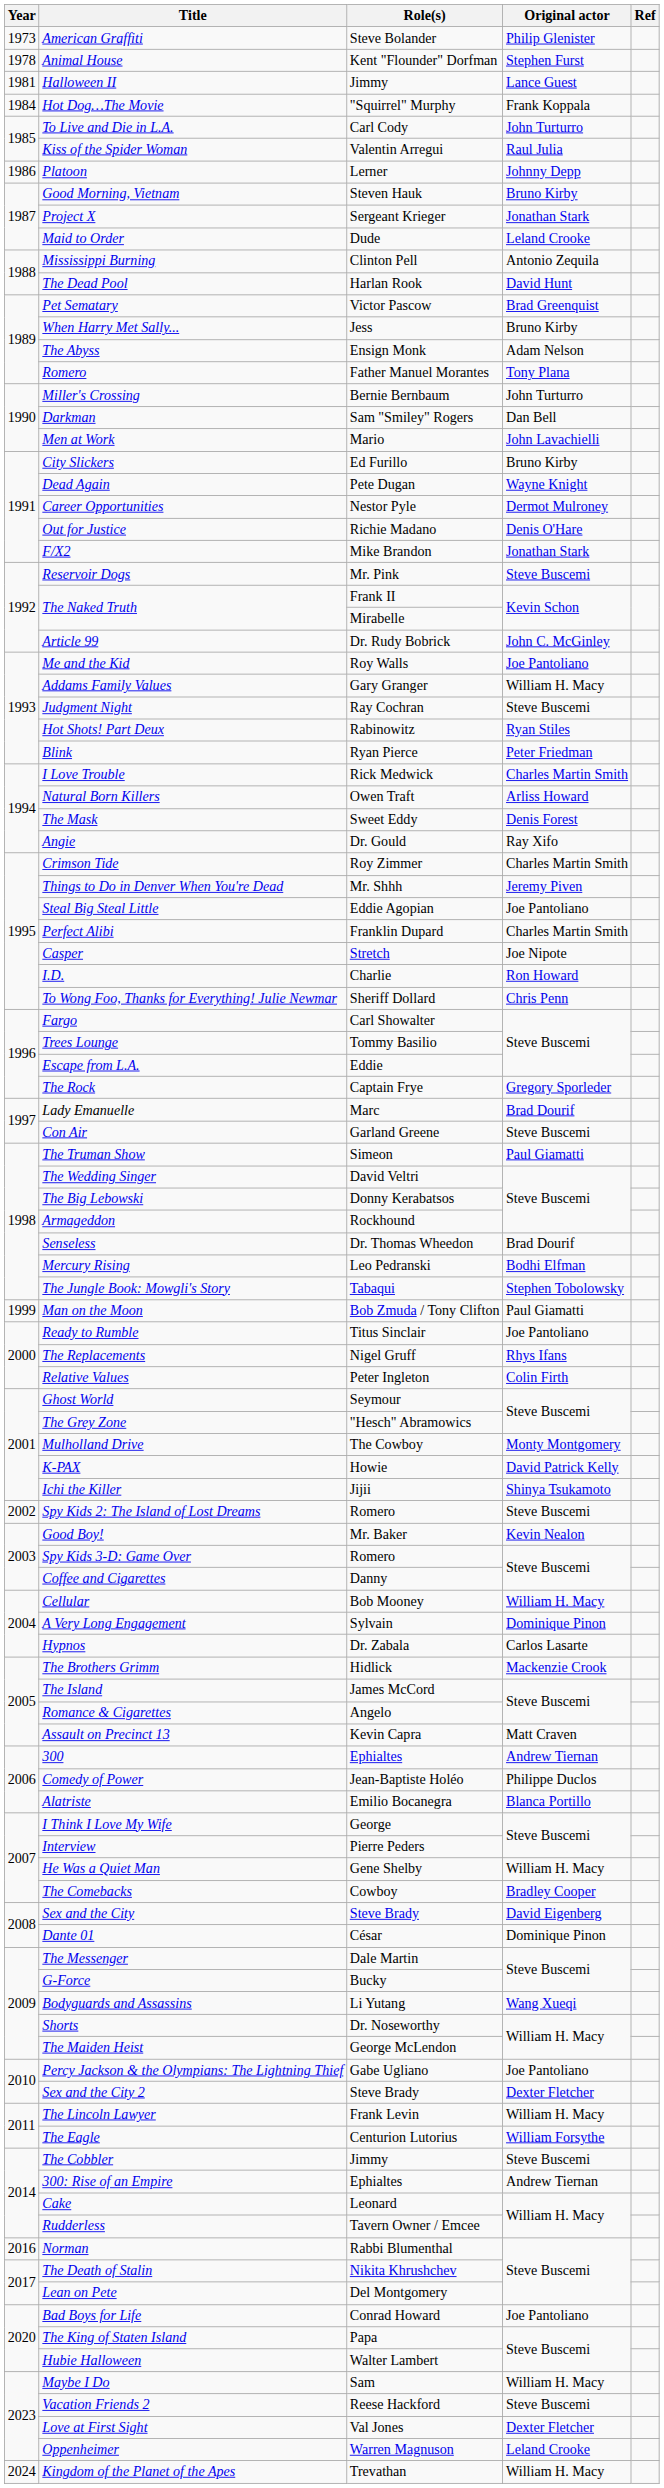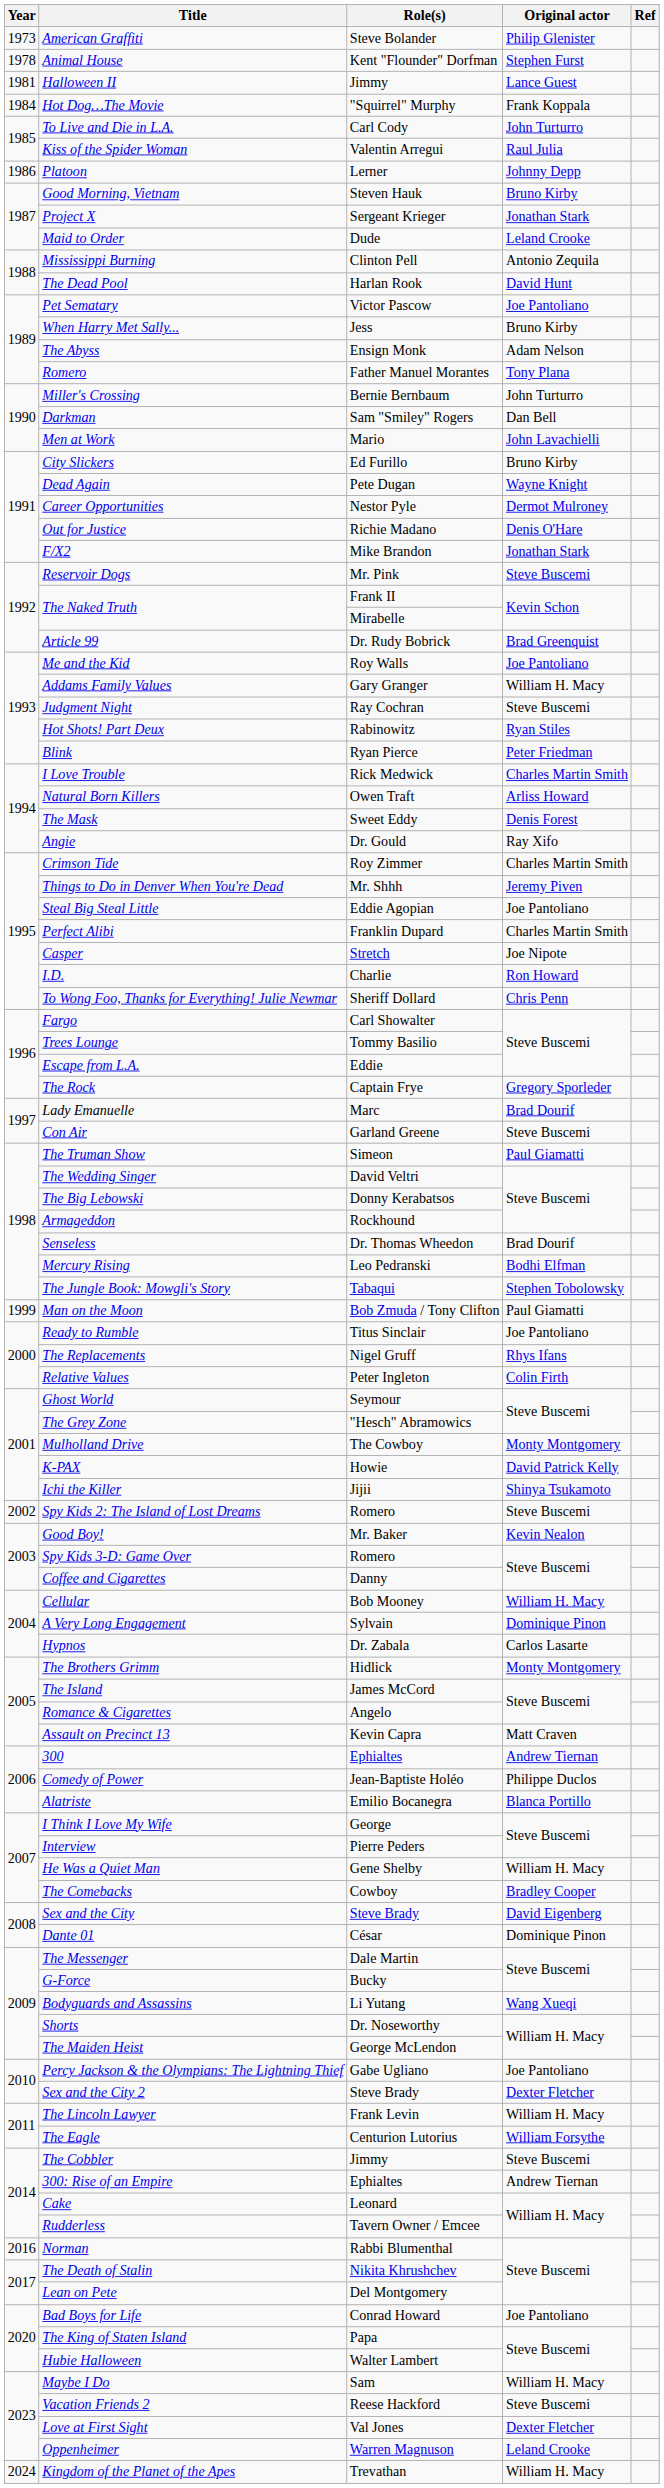(552, 305) Brad Greenquist -> (547, 305) Joe Pantoliano
(558, 640) John C. McGinley -> (552, 640) Brad Greenquist
(556, 1668) Mackenzie Crook -> (563, 1668) Monty Montgomery
